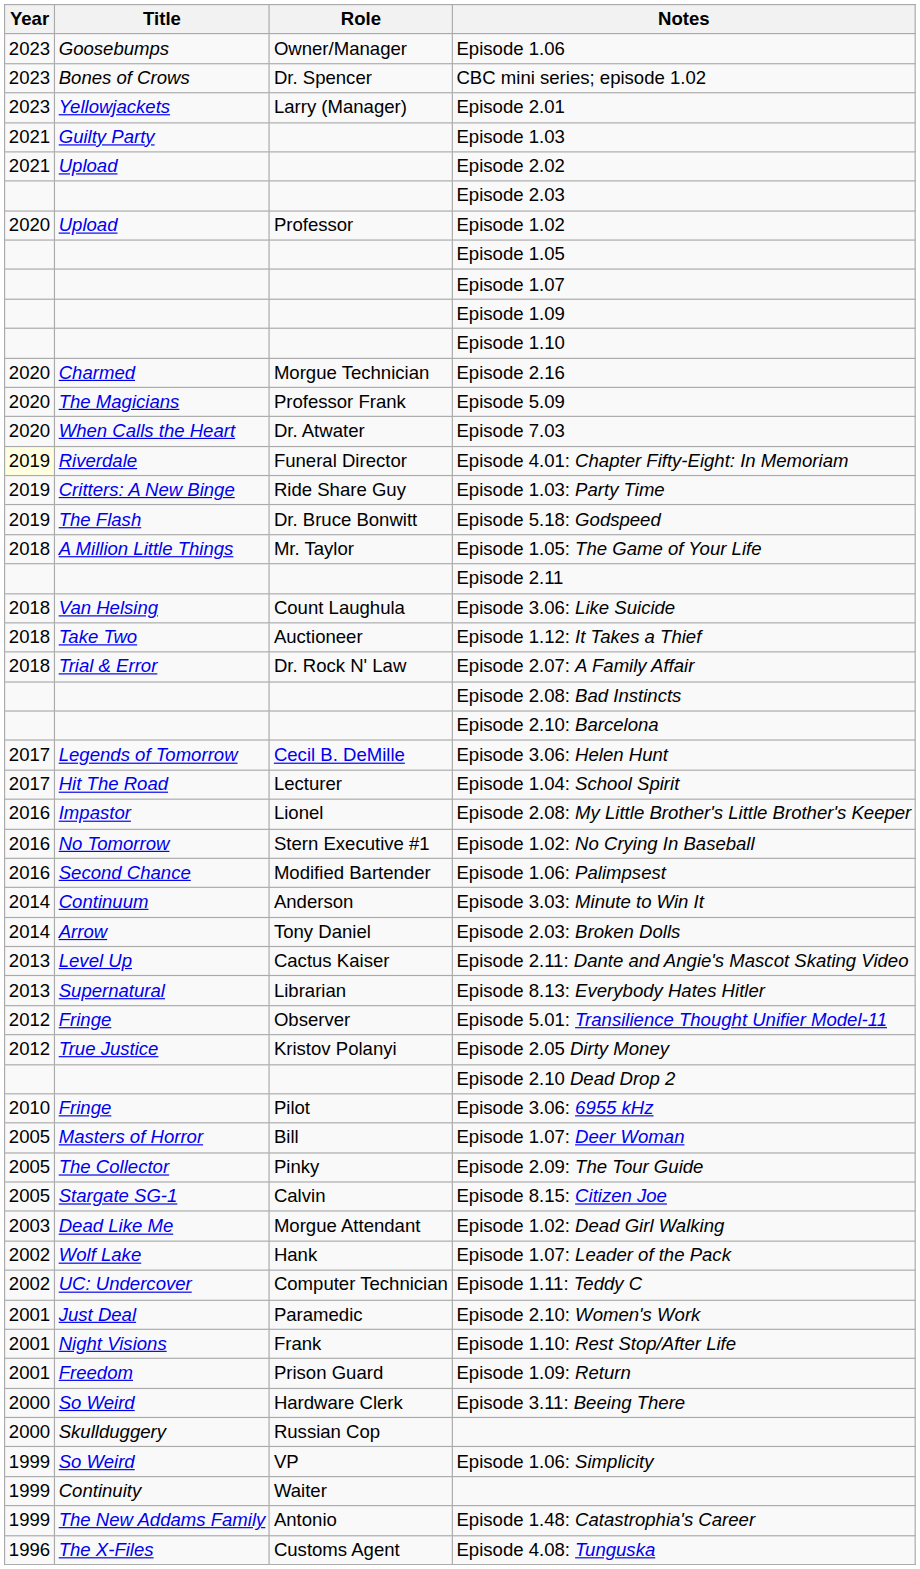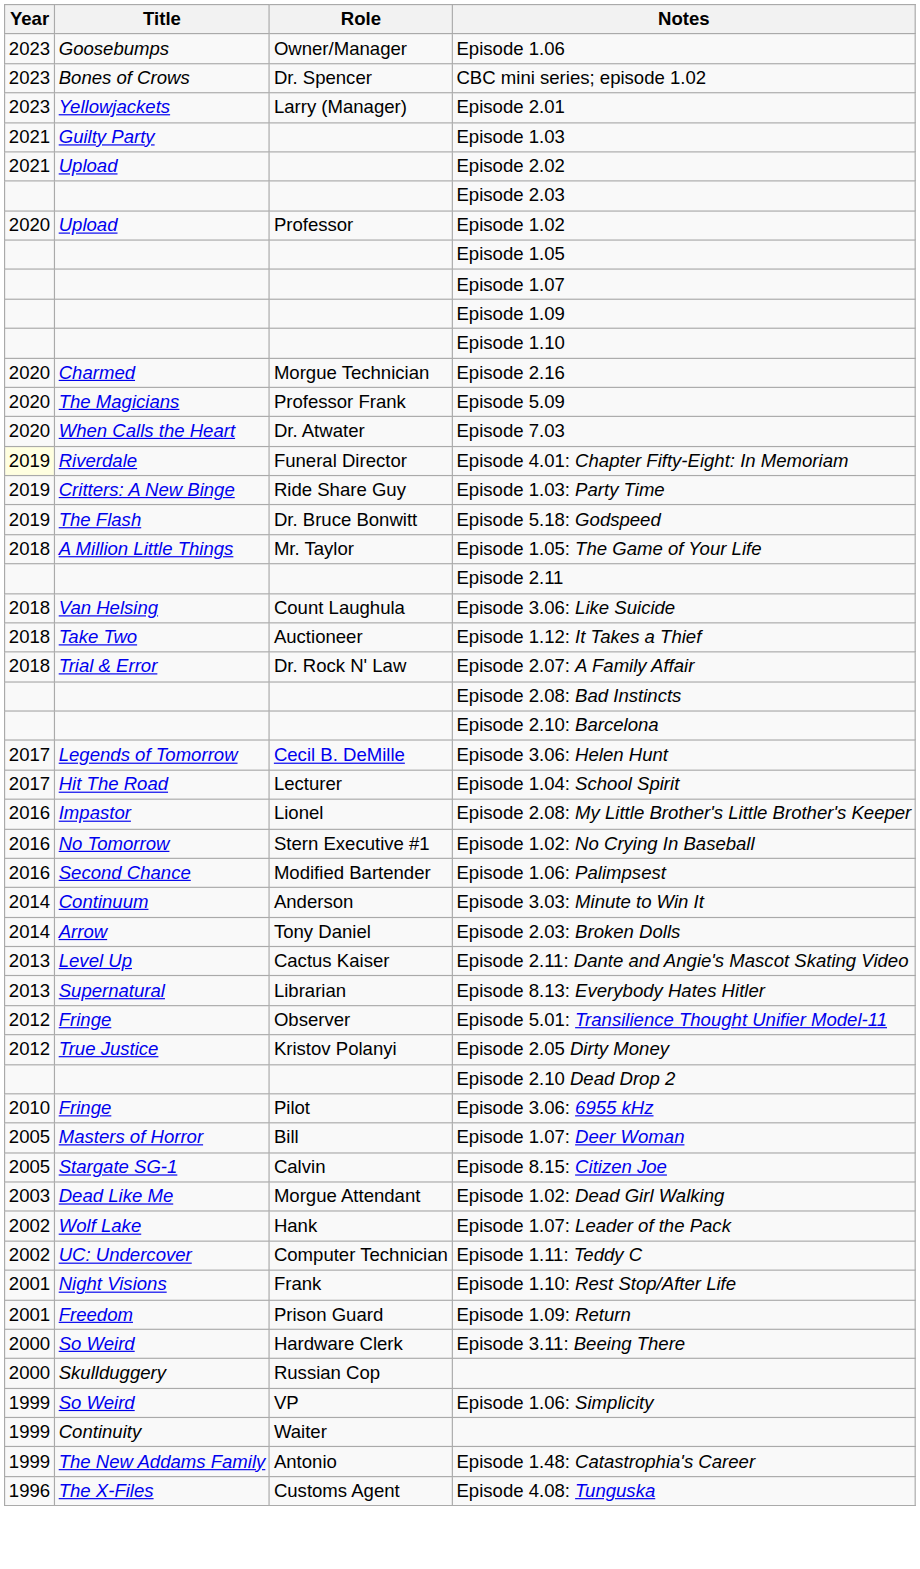- row: (297, 1167)
- row: (318, 1314)
